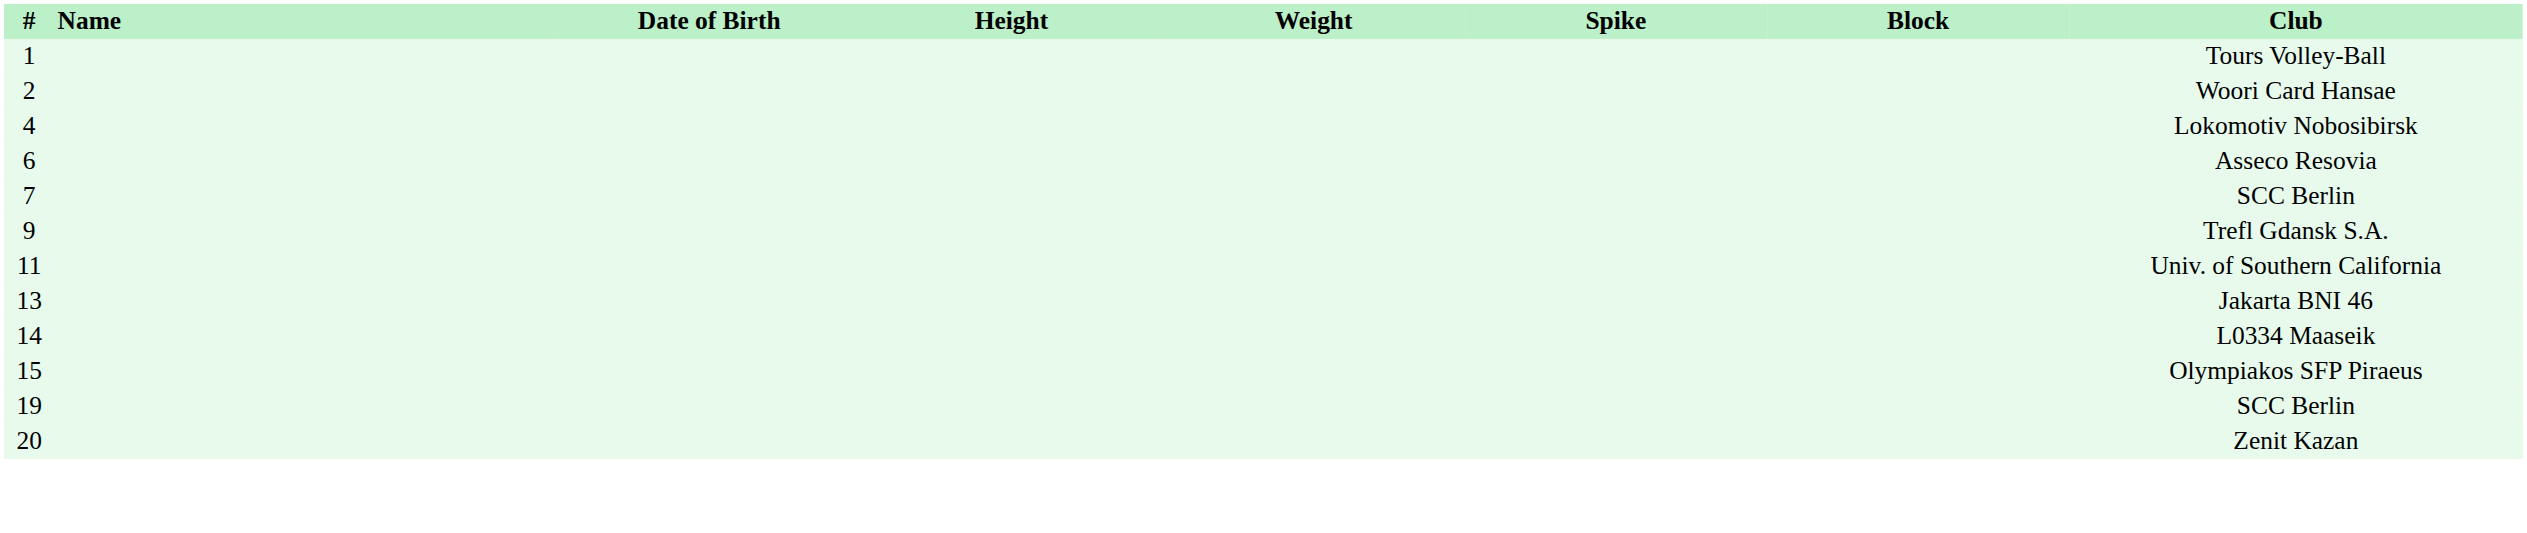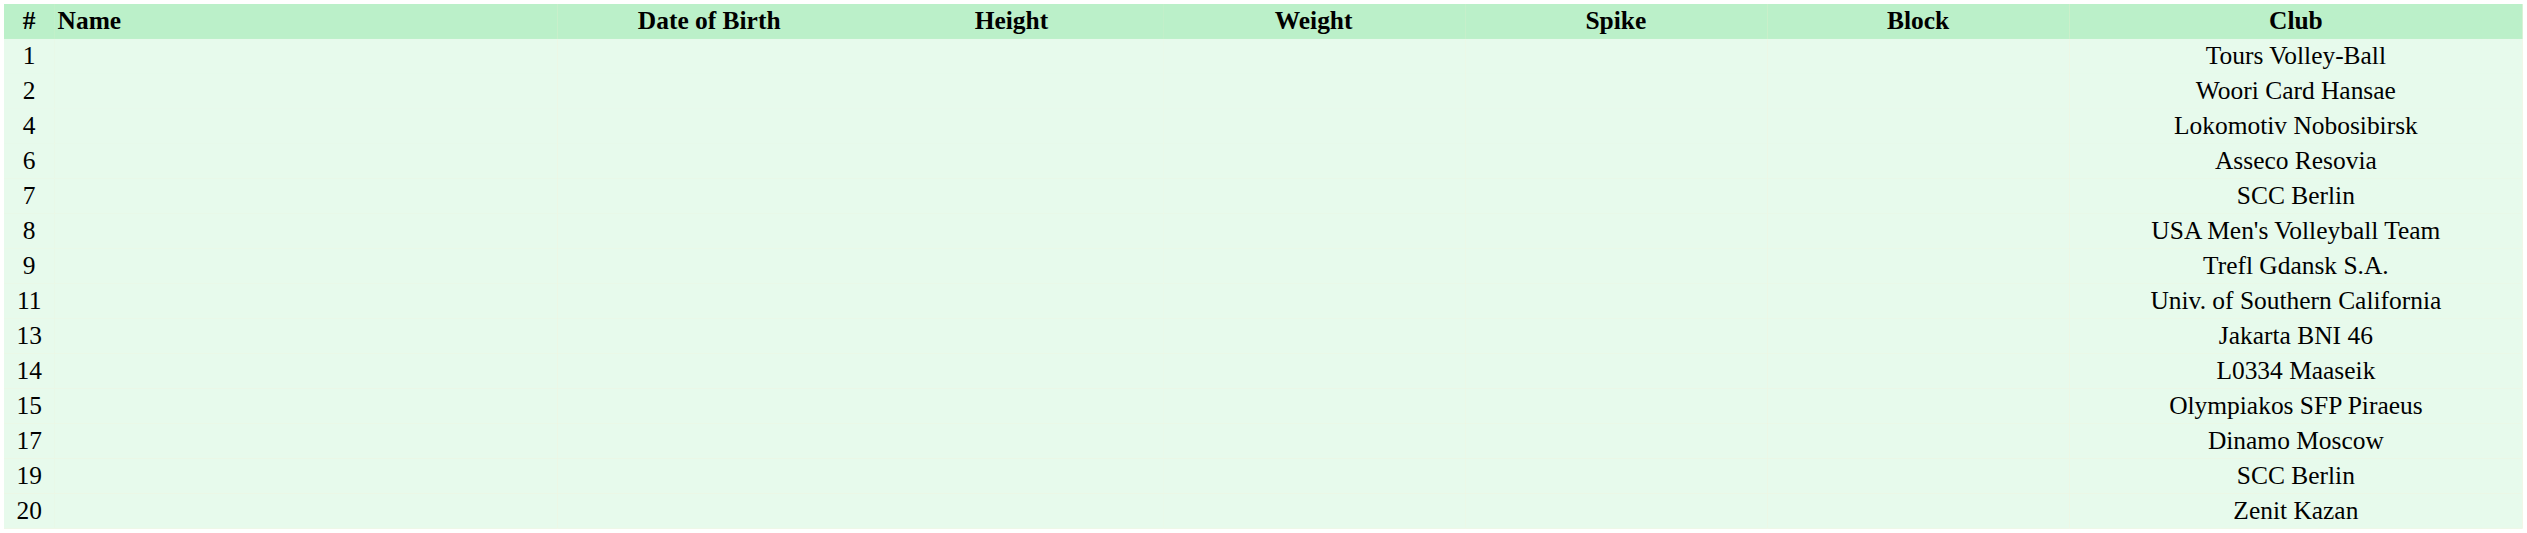+ row: (29, 231)
+ row: (29, 440)
